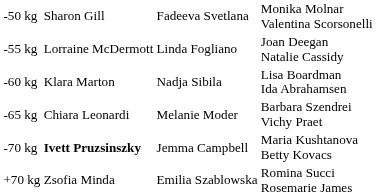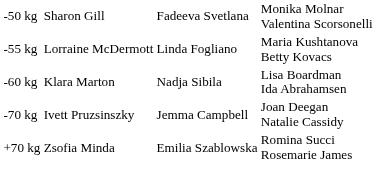(302, 49) Joan Deegan Natalie Cassidy -> (309, 49) Maria Kushtanova Betty Kovacs
- row: (20, 114)
(92, 147) bold -> (89, 114) normal
(309, 147) Maria Kushtanova Betty Kovacs -> (302, 114) Joan Deegan Natalie Cassidy
